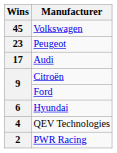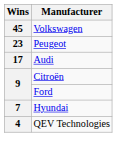(18, 108) 6 -> (18, 108) 7
- row: (60, 140)
